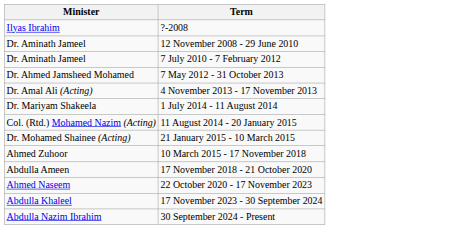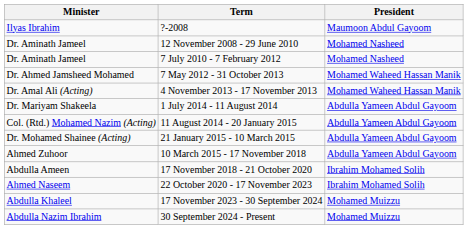+ column: (394, 12)
